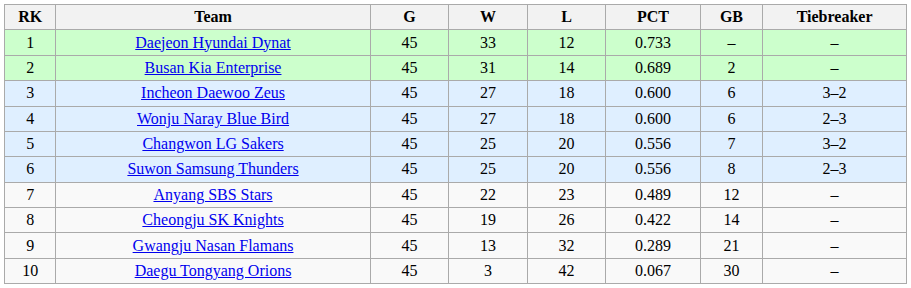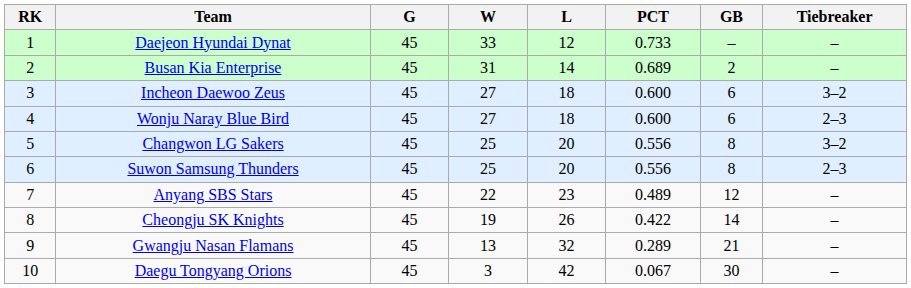(731, 144) 7 -> (731, 144) 8
